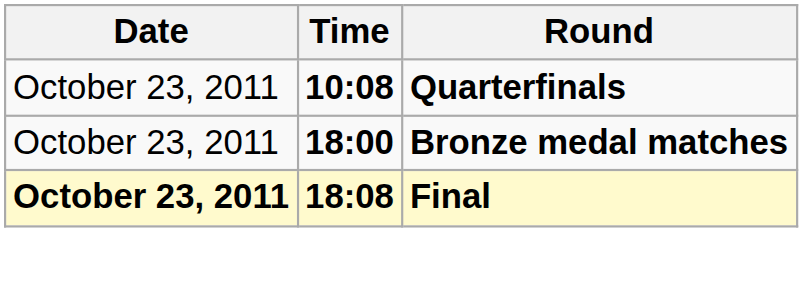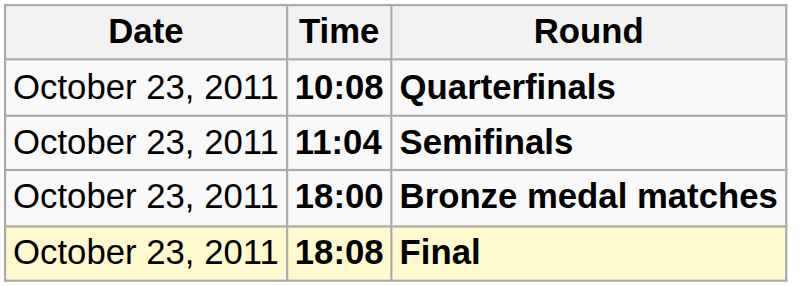+ row: (486, 142)
(151, 197) bold -> (146, 252) normal
